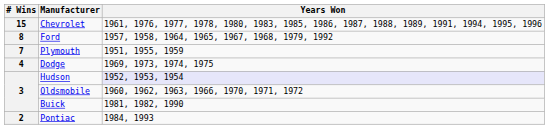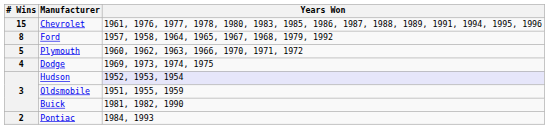(21, 51) 7 -> (21, 51) 5
(144, 51) 1951, 1955, 1959 -> (203, 51) 1960, 1962, 1963, 1966, 1970, 1971, 1972
(203, 92) 1960, 1962, 1963, 1966, 1970, 1971, 1972 -> (144, 92) 1951, 1955, 1959
